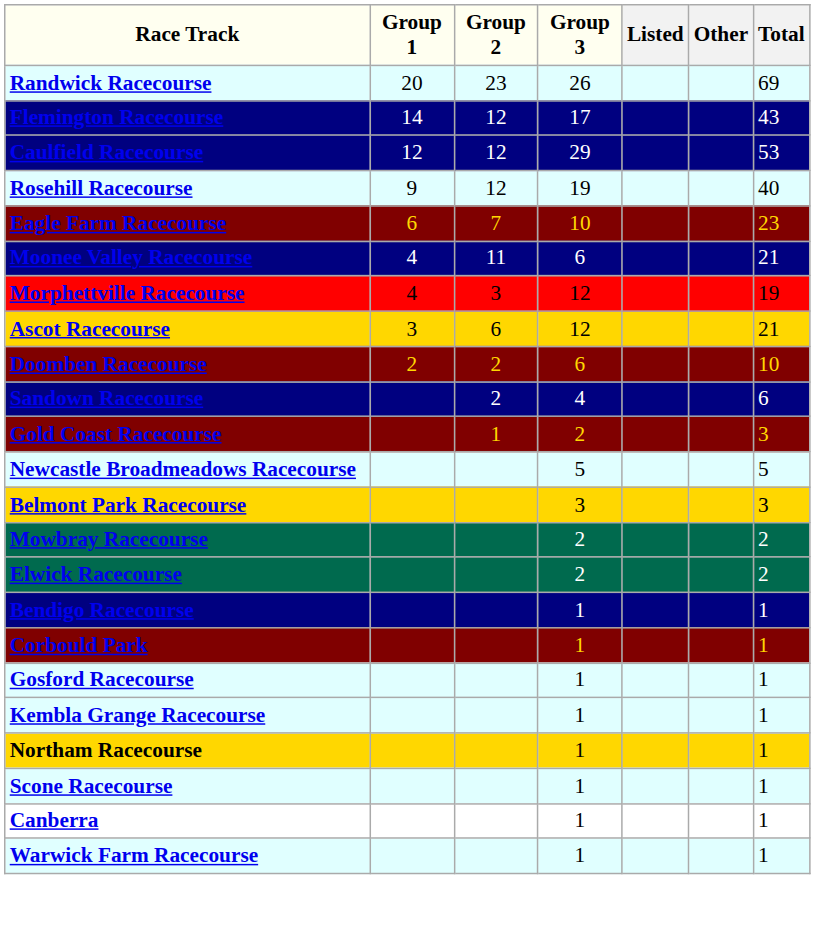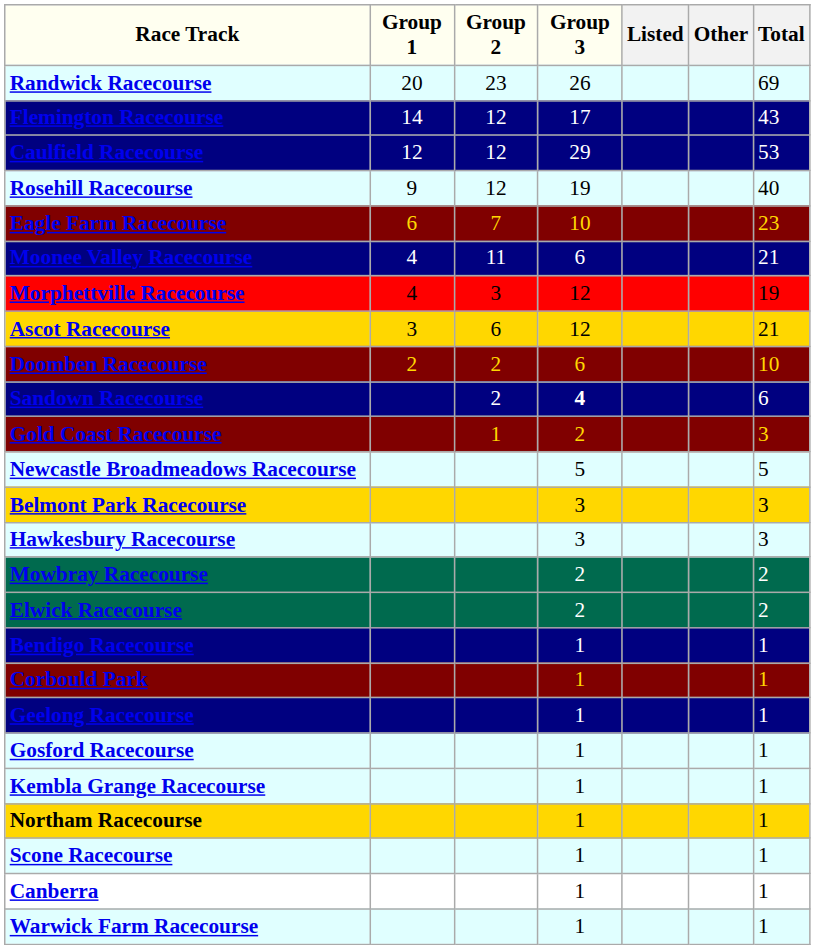(580, 399) normal -> (580, 399) bold
+ row: (122, 539)
+ row: (102, 715)
